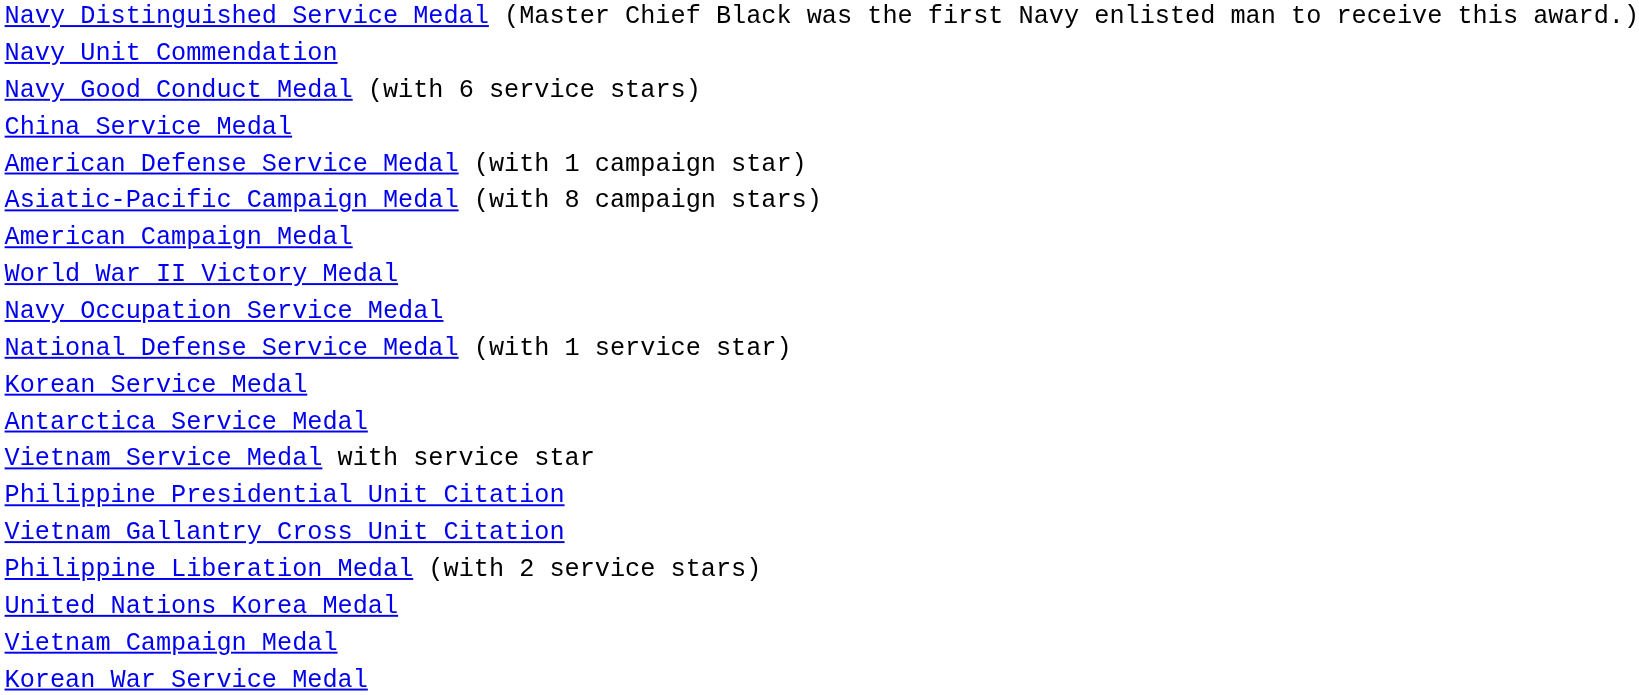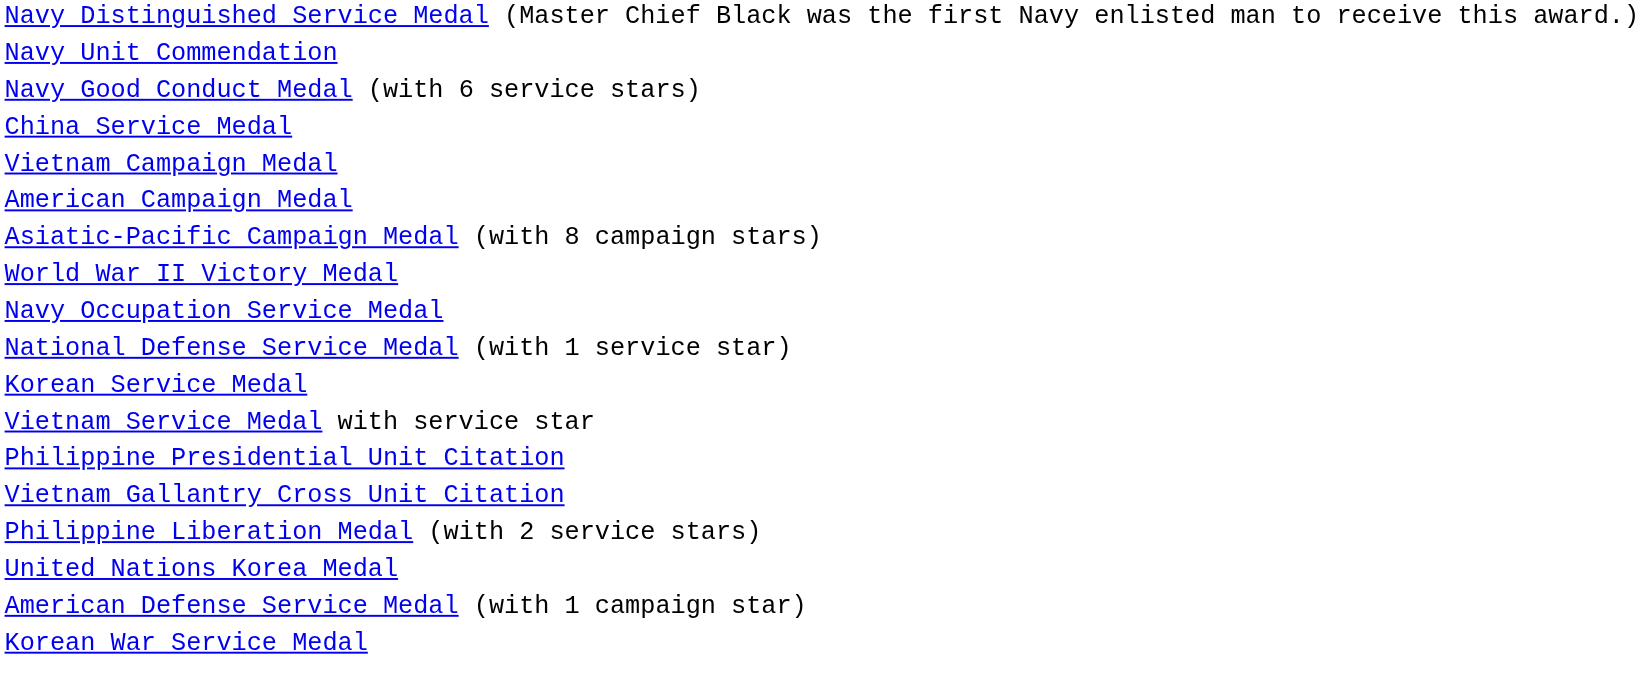rows swapped: (406, 164) <-> (171, 643)
rows swapped: (179, 238) <-> (413, 201)
- row: (186, 422)
